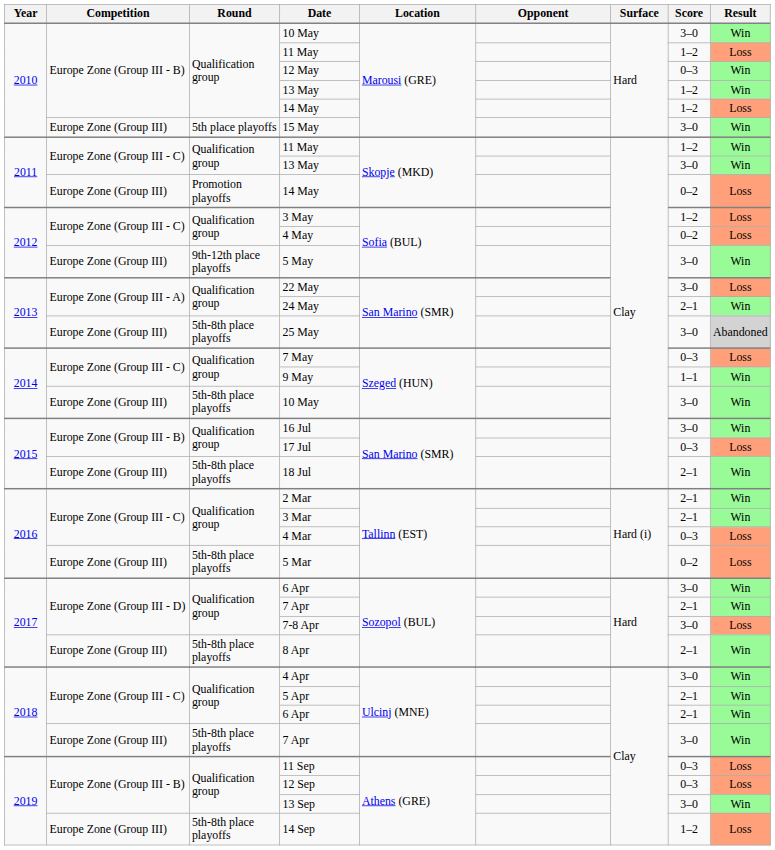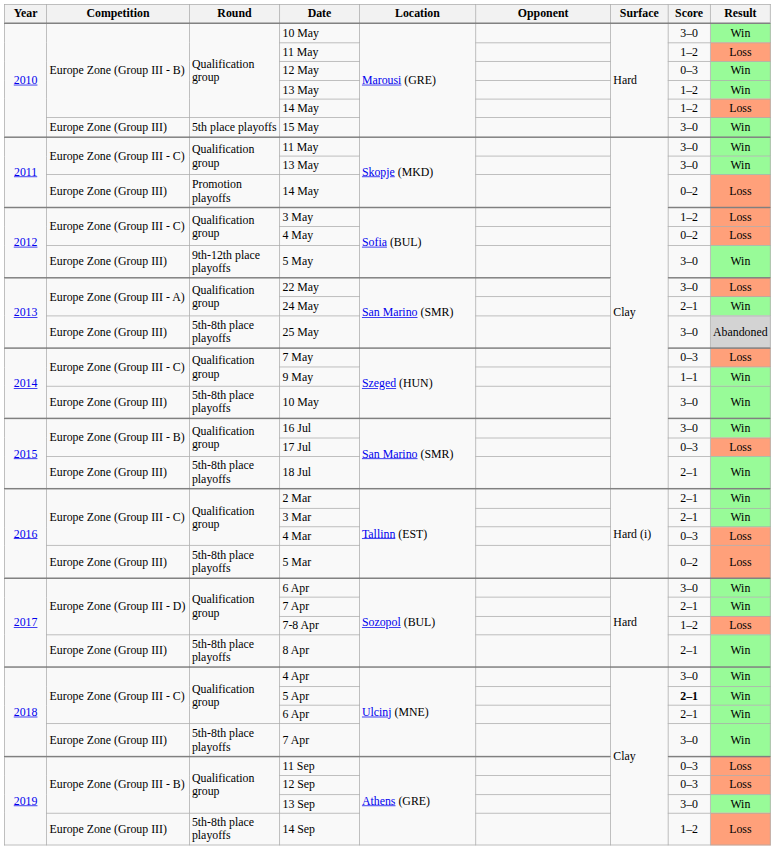(689, 146) 1–2 -> (689, 146) 3–0
(689, 625) 3–0 -> (689, 625) 1–2
(689, 695) normal -> (689, 695) bold
